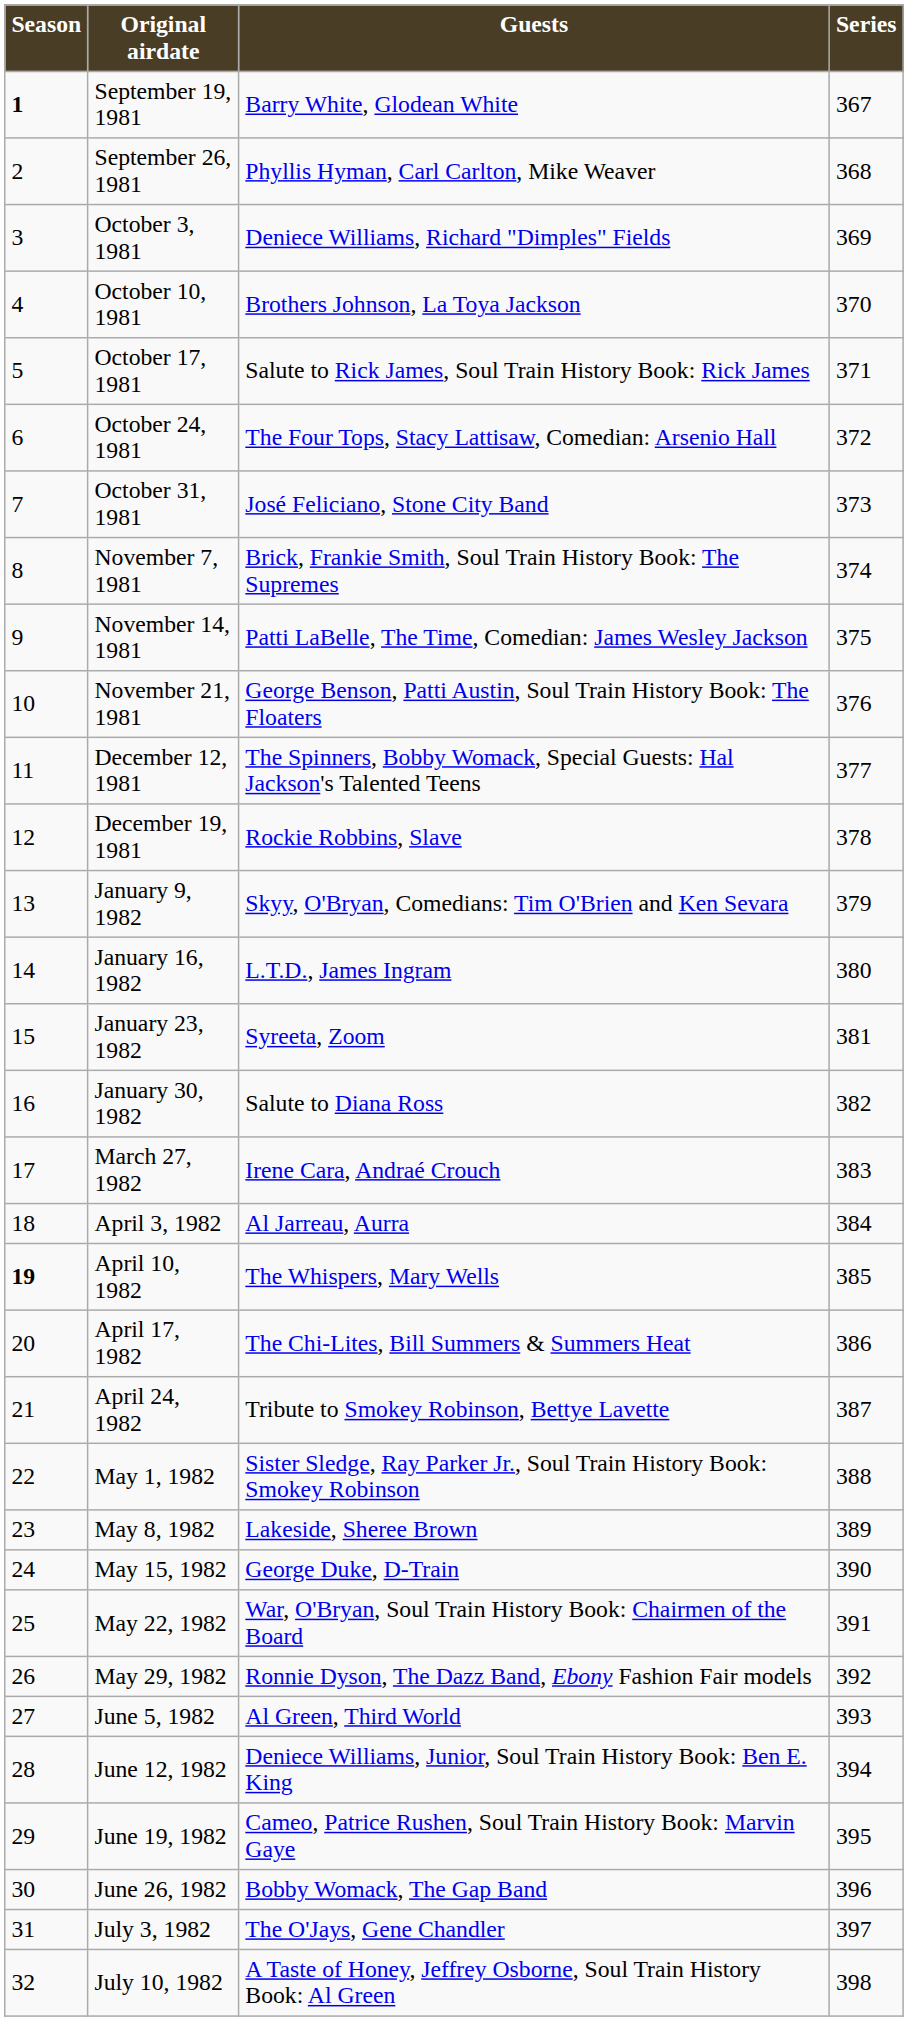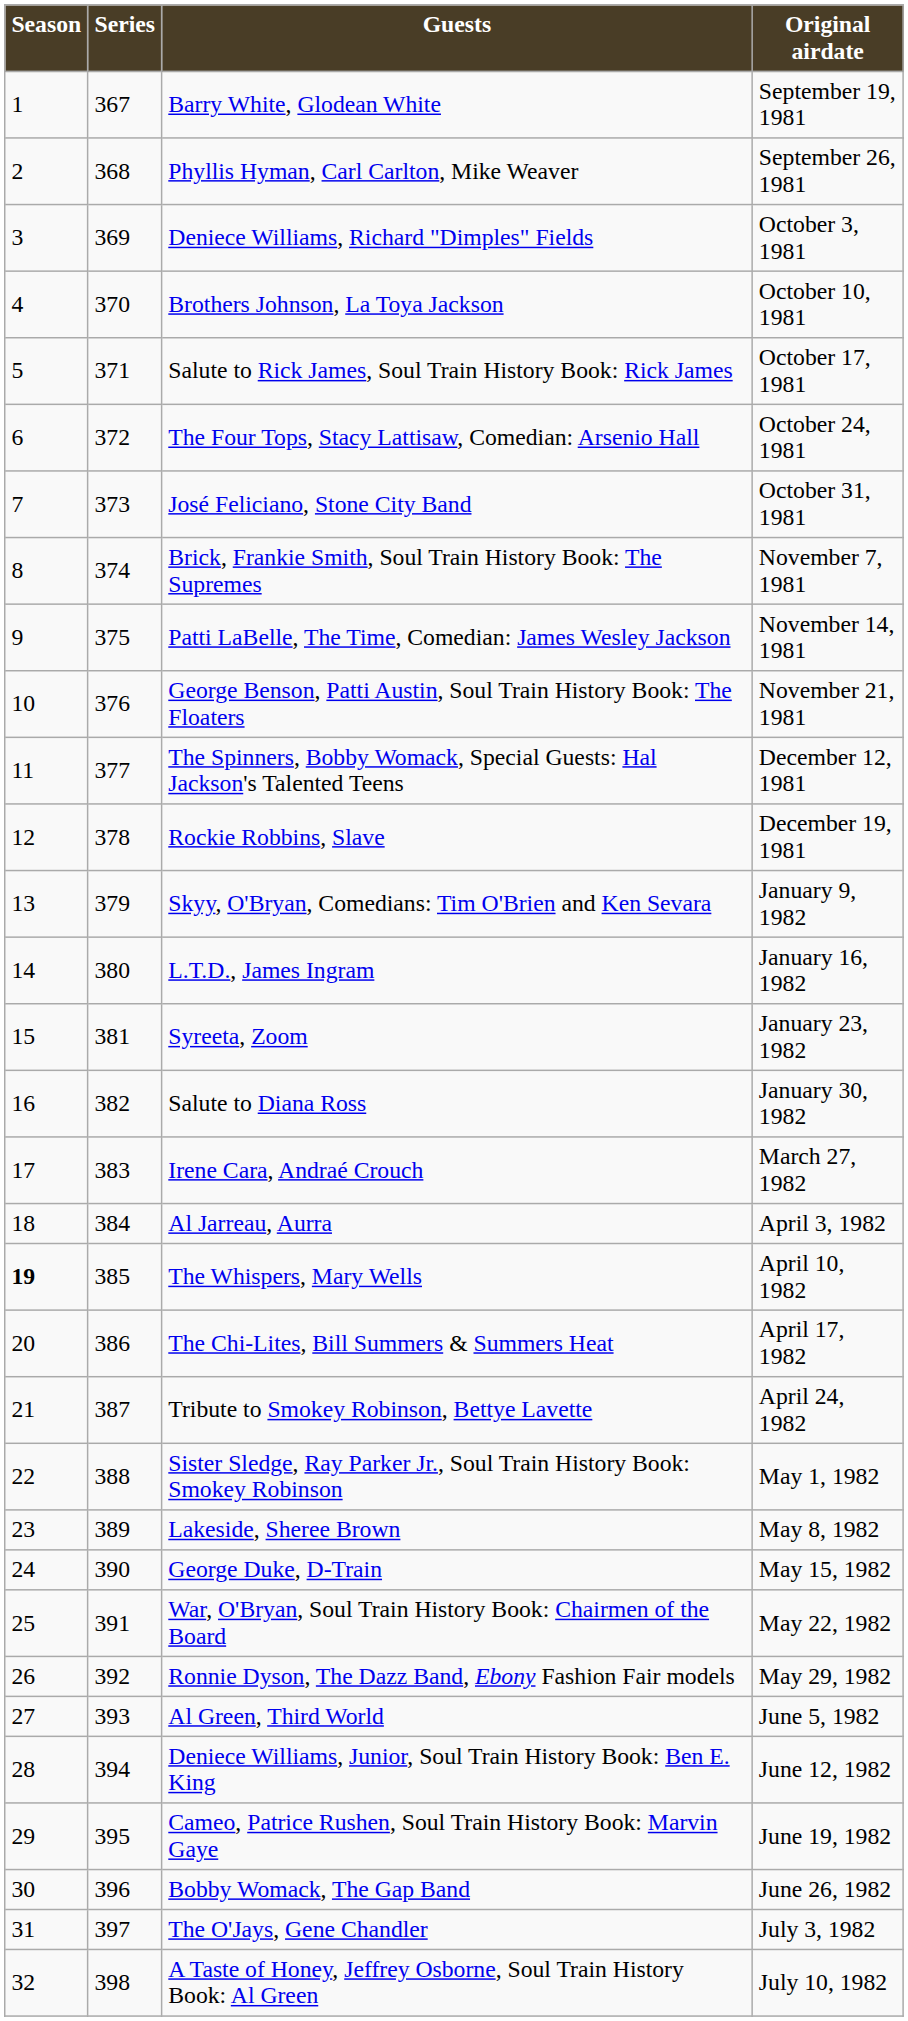columns swapped: (866, 24) <-> (163, 37)
(17, 104) bold -> (17, 104) normal
